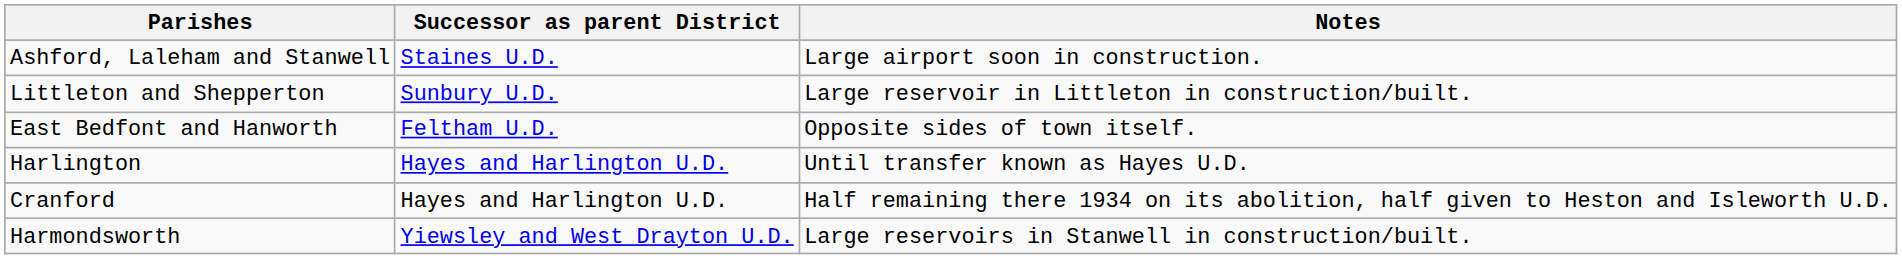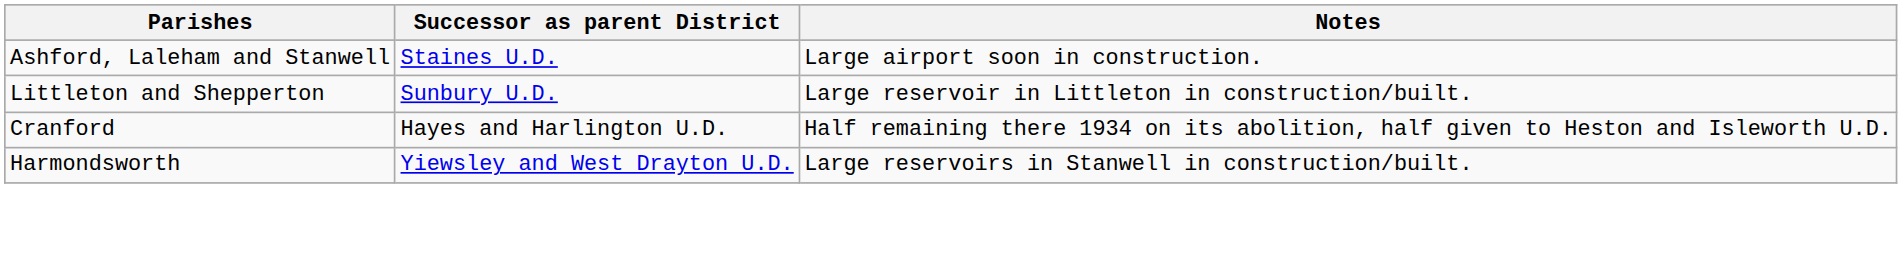- row: (174, 129)
- row: (76, 165)
